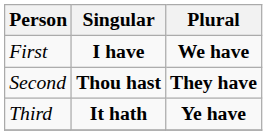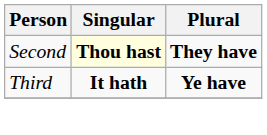- row: (28, 51)
(119, 82) no background -> (119, 51) lightyellow background
